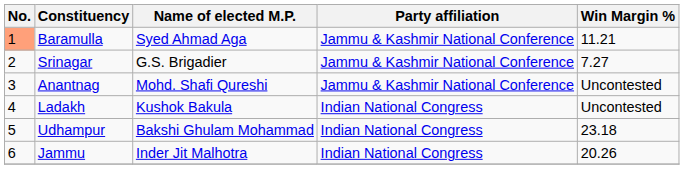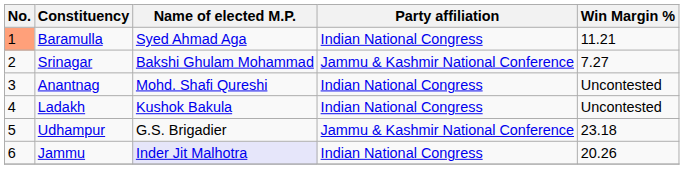(447, 39) Jammu & Kashmir National Conference -> (402, 39) Indian National Congress
(181, 62) G.S. Brigadier -> (225, 62) Bakshi Ghulam Mohammad
(447, 85) Jammu & Kashmir National Conference -> (402, 85) Indian National Congress
(225, 130) Bakshi Ghulam Mohammad -> (181, 130) G.S. Brigadier
(402, 130) Indian National Congress -> (447, 130) Jammu & Kashmir National Conference
(192, 153) no background -> (192, 153) lavender background
